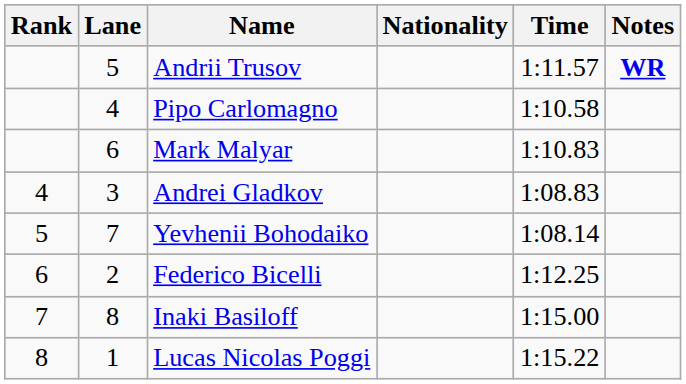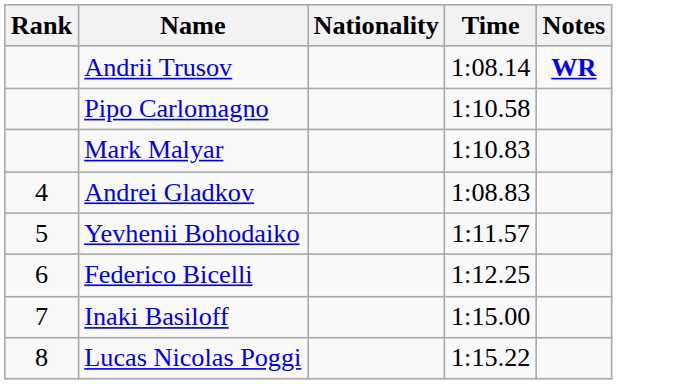- column: (113, 25)
(560, 66) 1:11.57 -> (491, 66) 1:08.14
(560, 233) 1:08.14 -> (491, 233) 1:11.57
